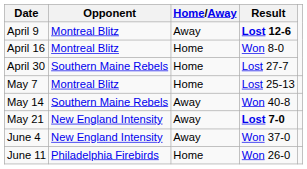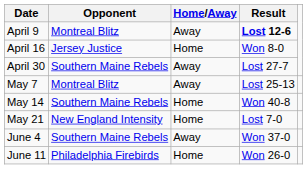(85, 48) Montreal Blitz -> (87, 48) Jersey Justice
(188, 66) Home -> (187, 66) Away
(188, 84) Home -> (187, 84) Away
(187, 102) Away -> (188, 102) Home
(187, 119) Away -> (188, 119) Home
(263, 119) bold -> (262, 119) normal
(107, 137) New England Intensity -> (110, 137) Southern Maine Rebels
